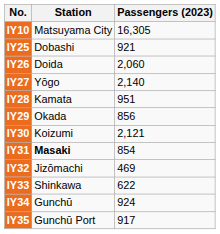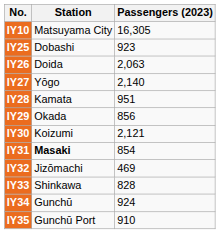(126, 47) 921 -> (126, 47) 923
(131, 64) 2,060 -> (131, 64) 2,063
(126, 185) 622 -> (126, 185) 828
(126, 220) 917 -> (126, 220) 910
